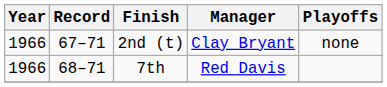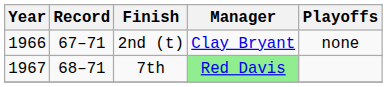(27, 69) 1966 -> (27, 69) 1967
(243, 69) no background -> (243, 69) lightgreen background
